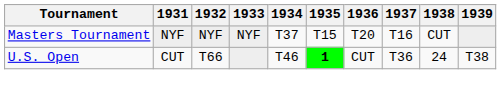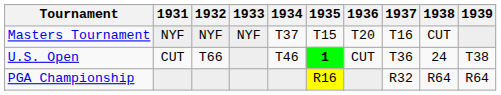+ row: (71, 80)
